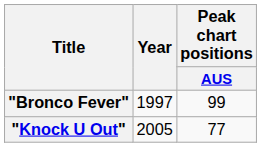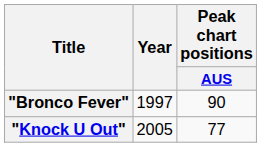(217, 103) 99 -> (217, 103) 90
